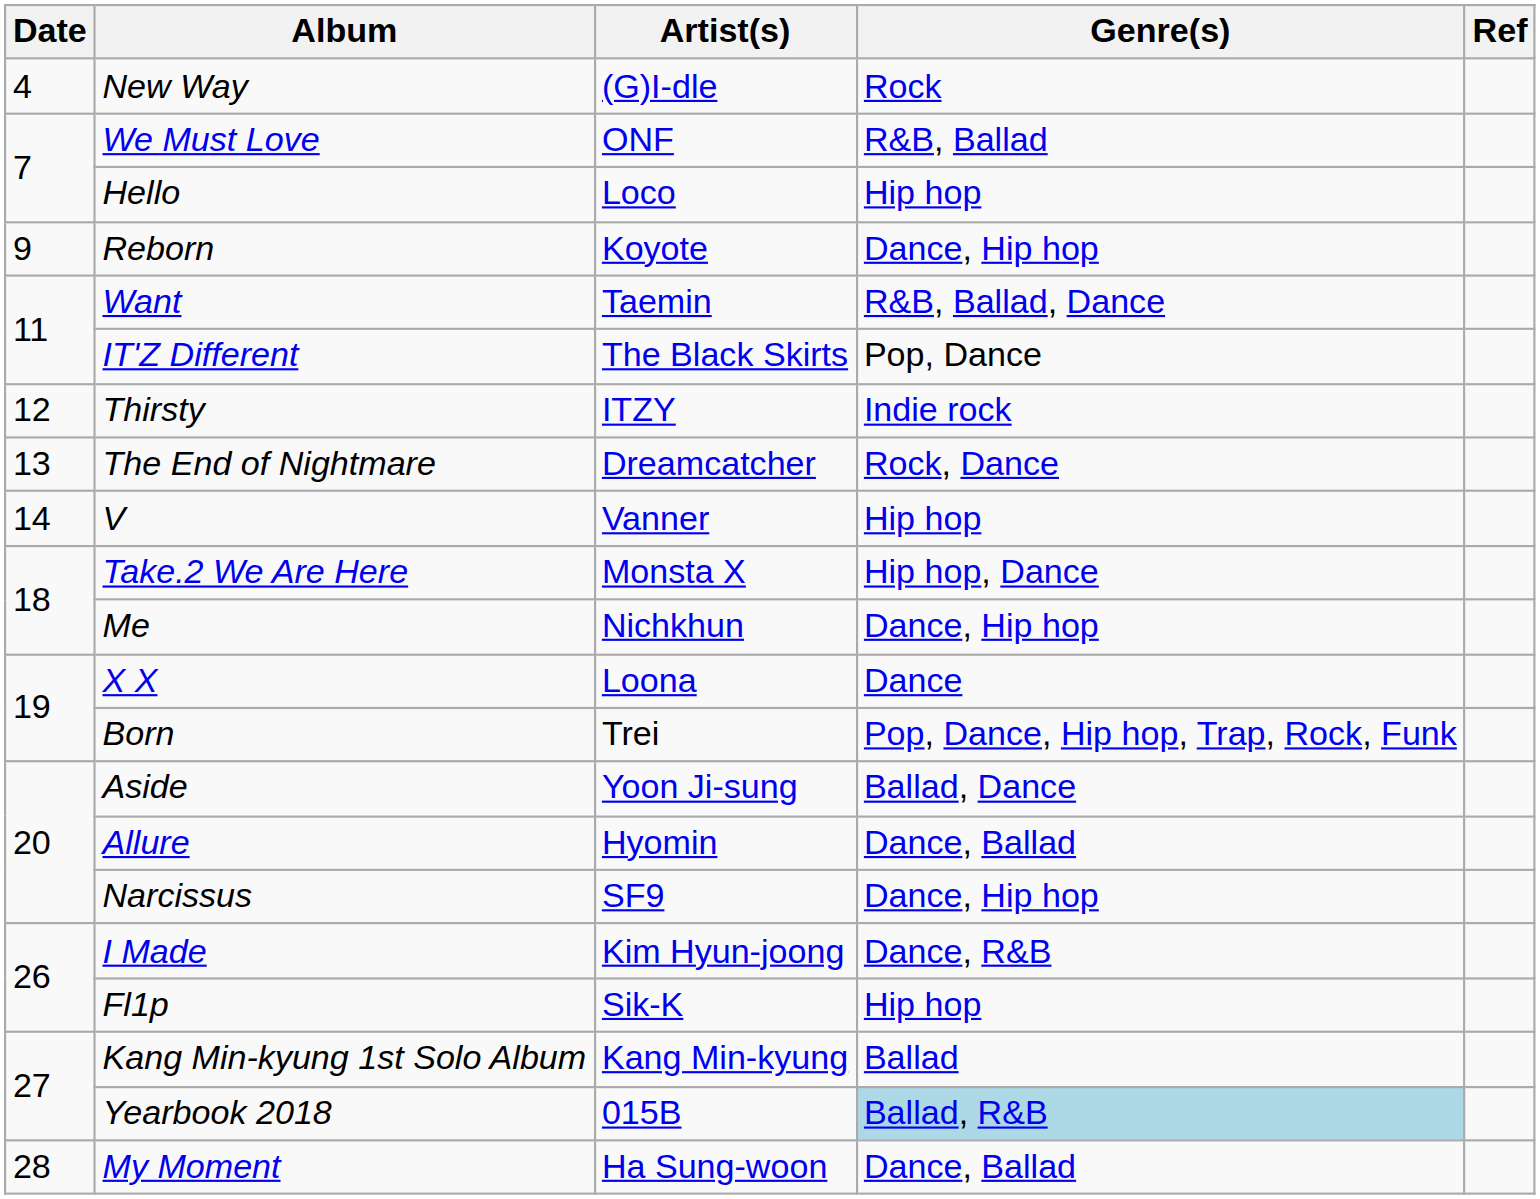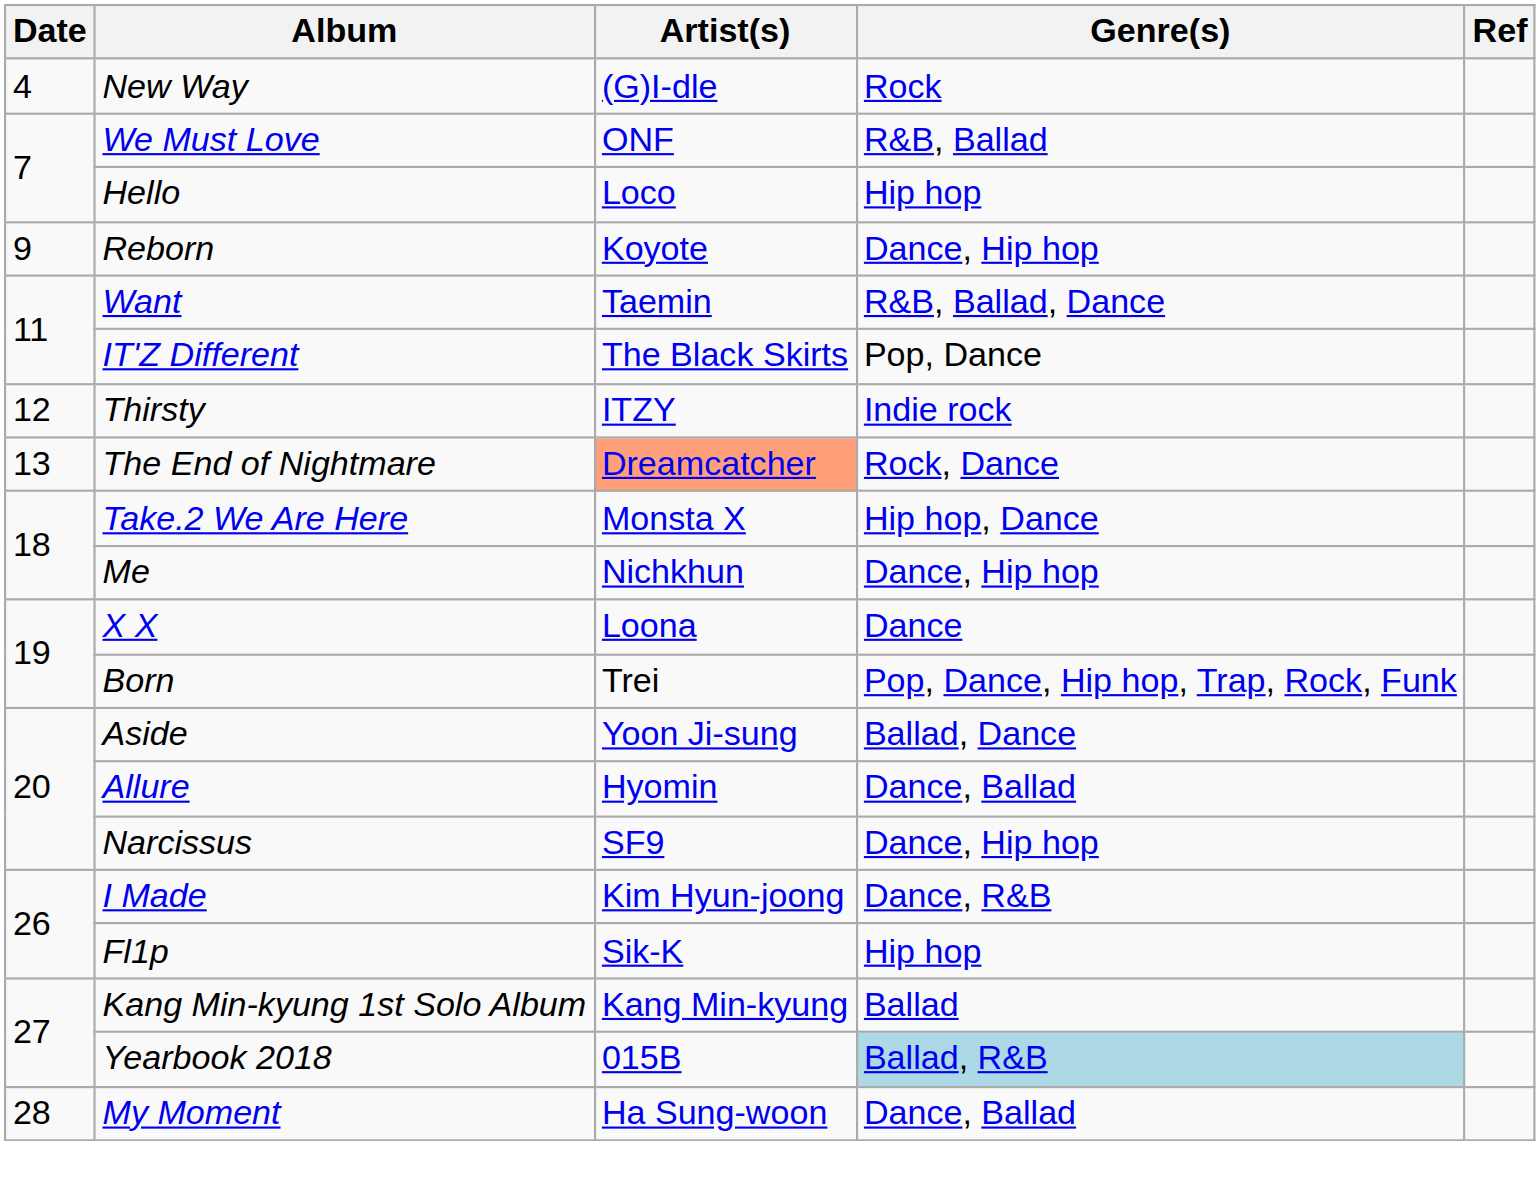(709, 463) no background -> (709, 463) lightsalmon background
- row: (114, 517)
